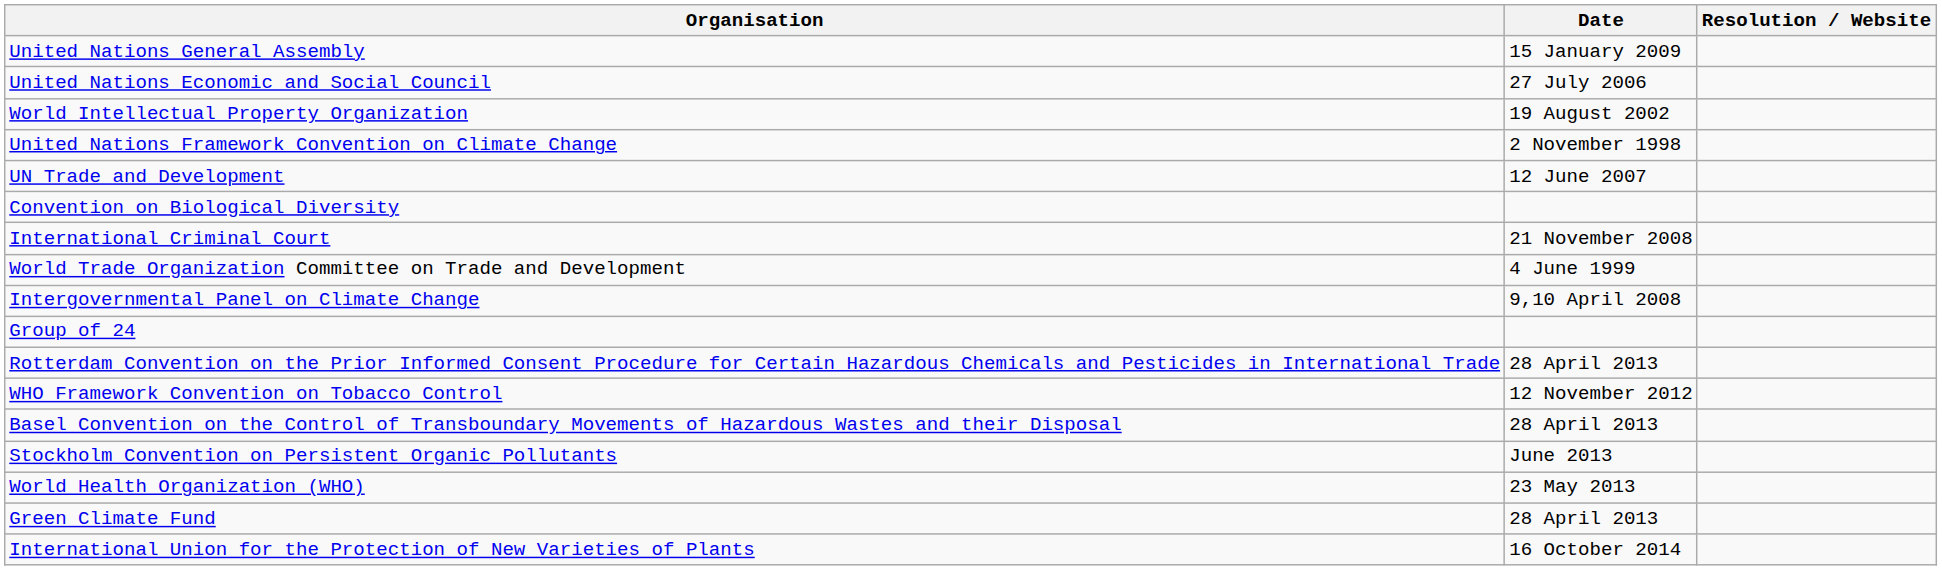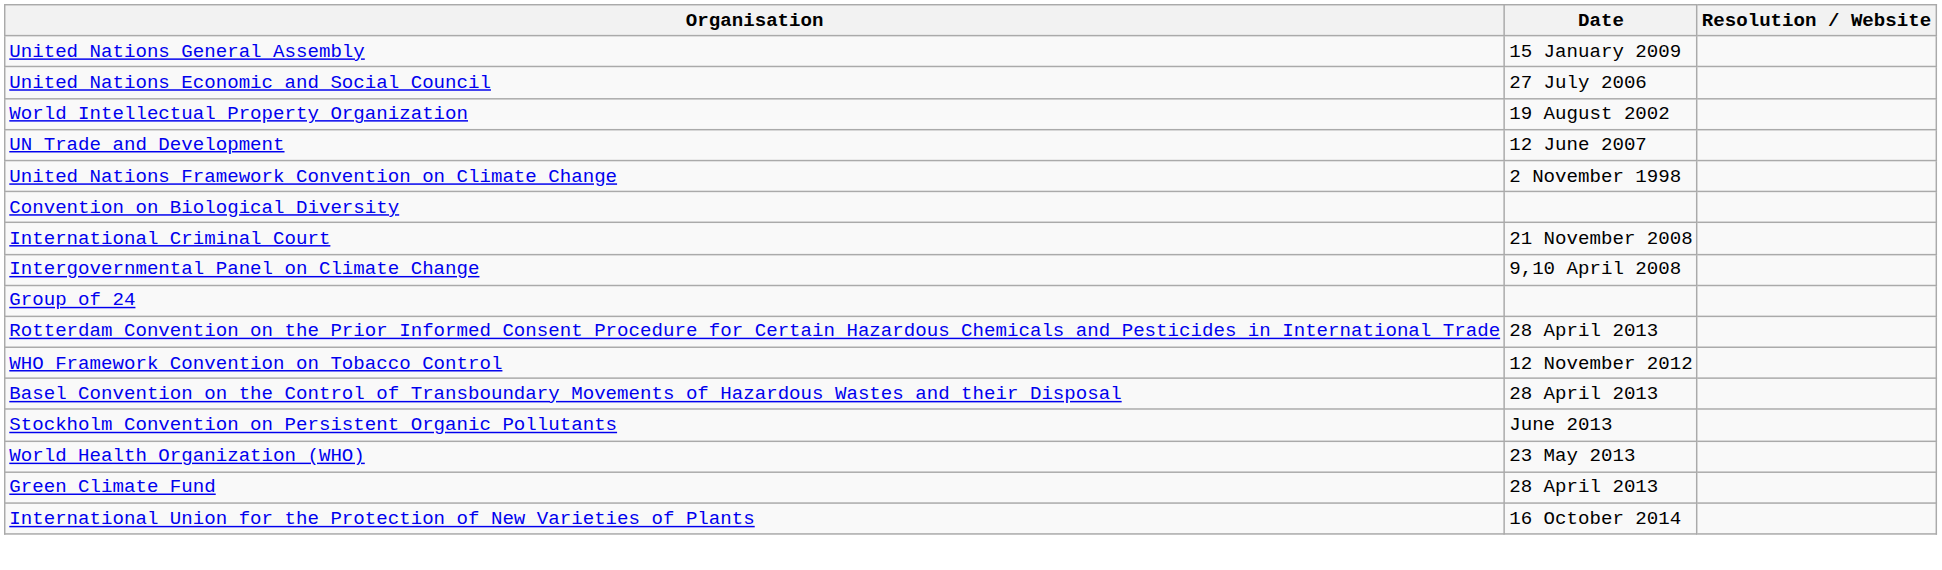rows swapped: (147, 176) <-> (313, 145)
- row: (348, 269)
